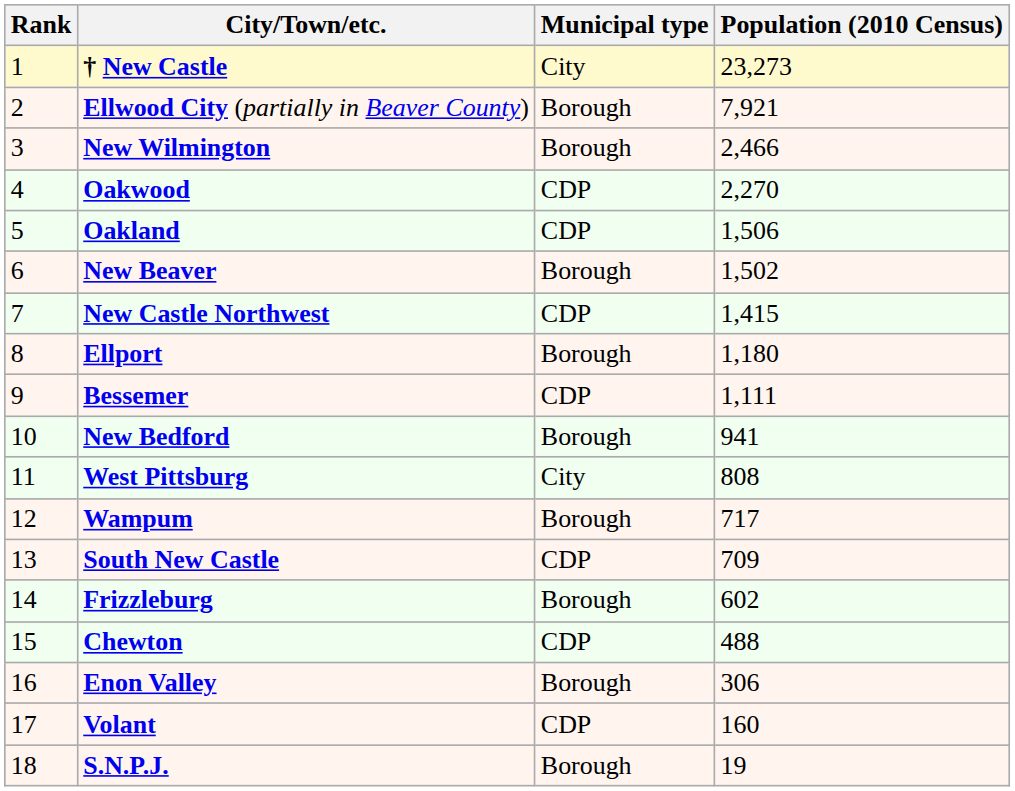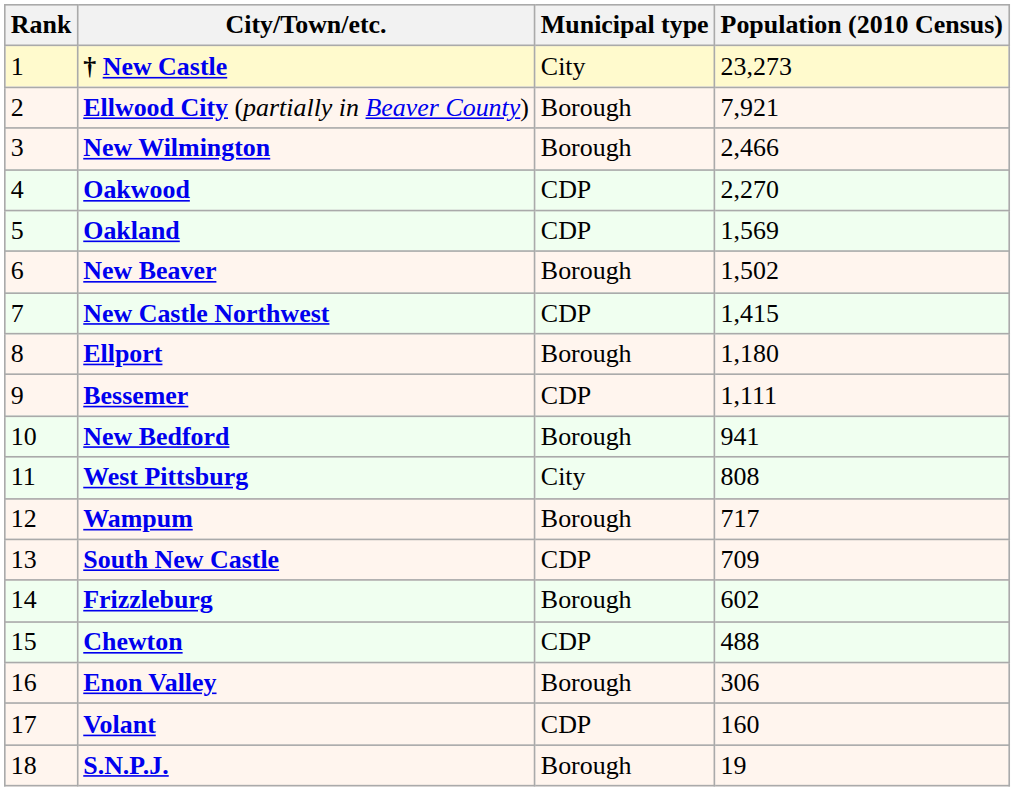(750, 230) 1,506 -> (750, 230) 1,569
